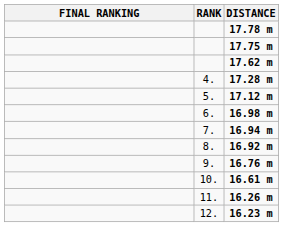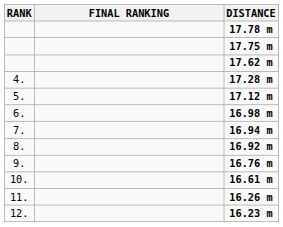columns swapped: (209, 13) <-> (99, 13)
